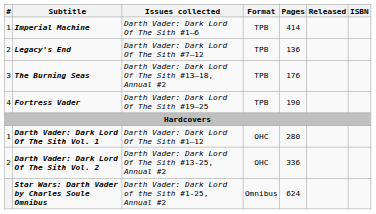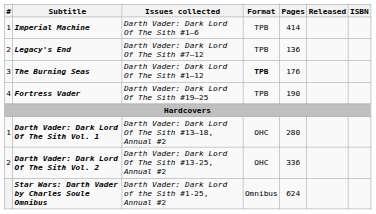(176, 76) Darth Vader: Dark Lord Of The Sith #13–18, Annual #2 -> (176, 71) Darth Vader: Dark Lord Of The Sith #1–12
(261, 76) normal -> (261, 71) bold
(176, 136) Darth Vader: Dark Lord Of The Sith #1–12 -> (176, 132) Darth Vader: Dark Lord Of The Sith #13–18, Annual #2
